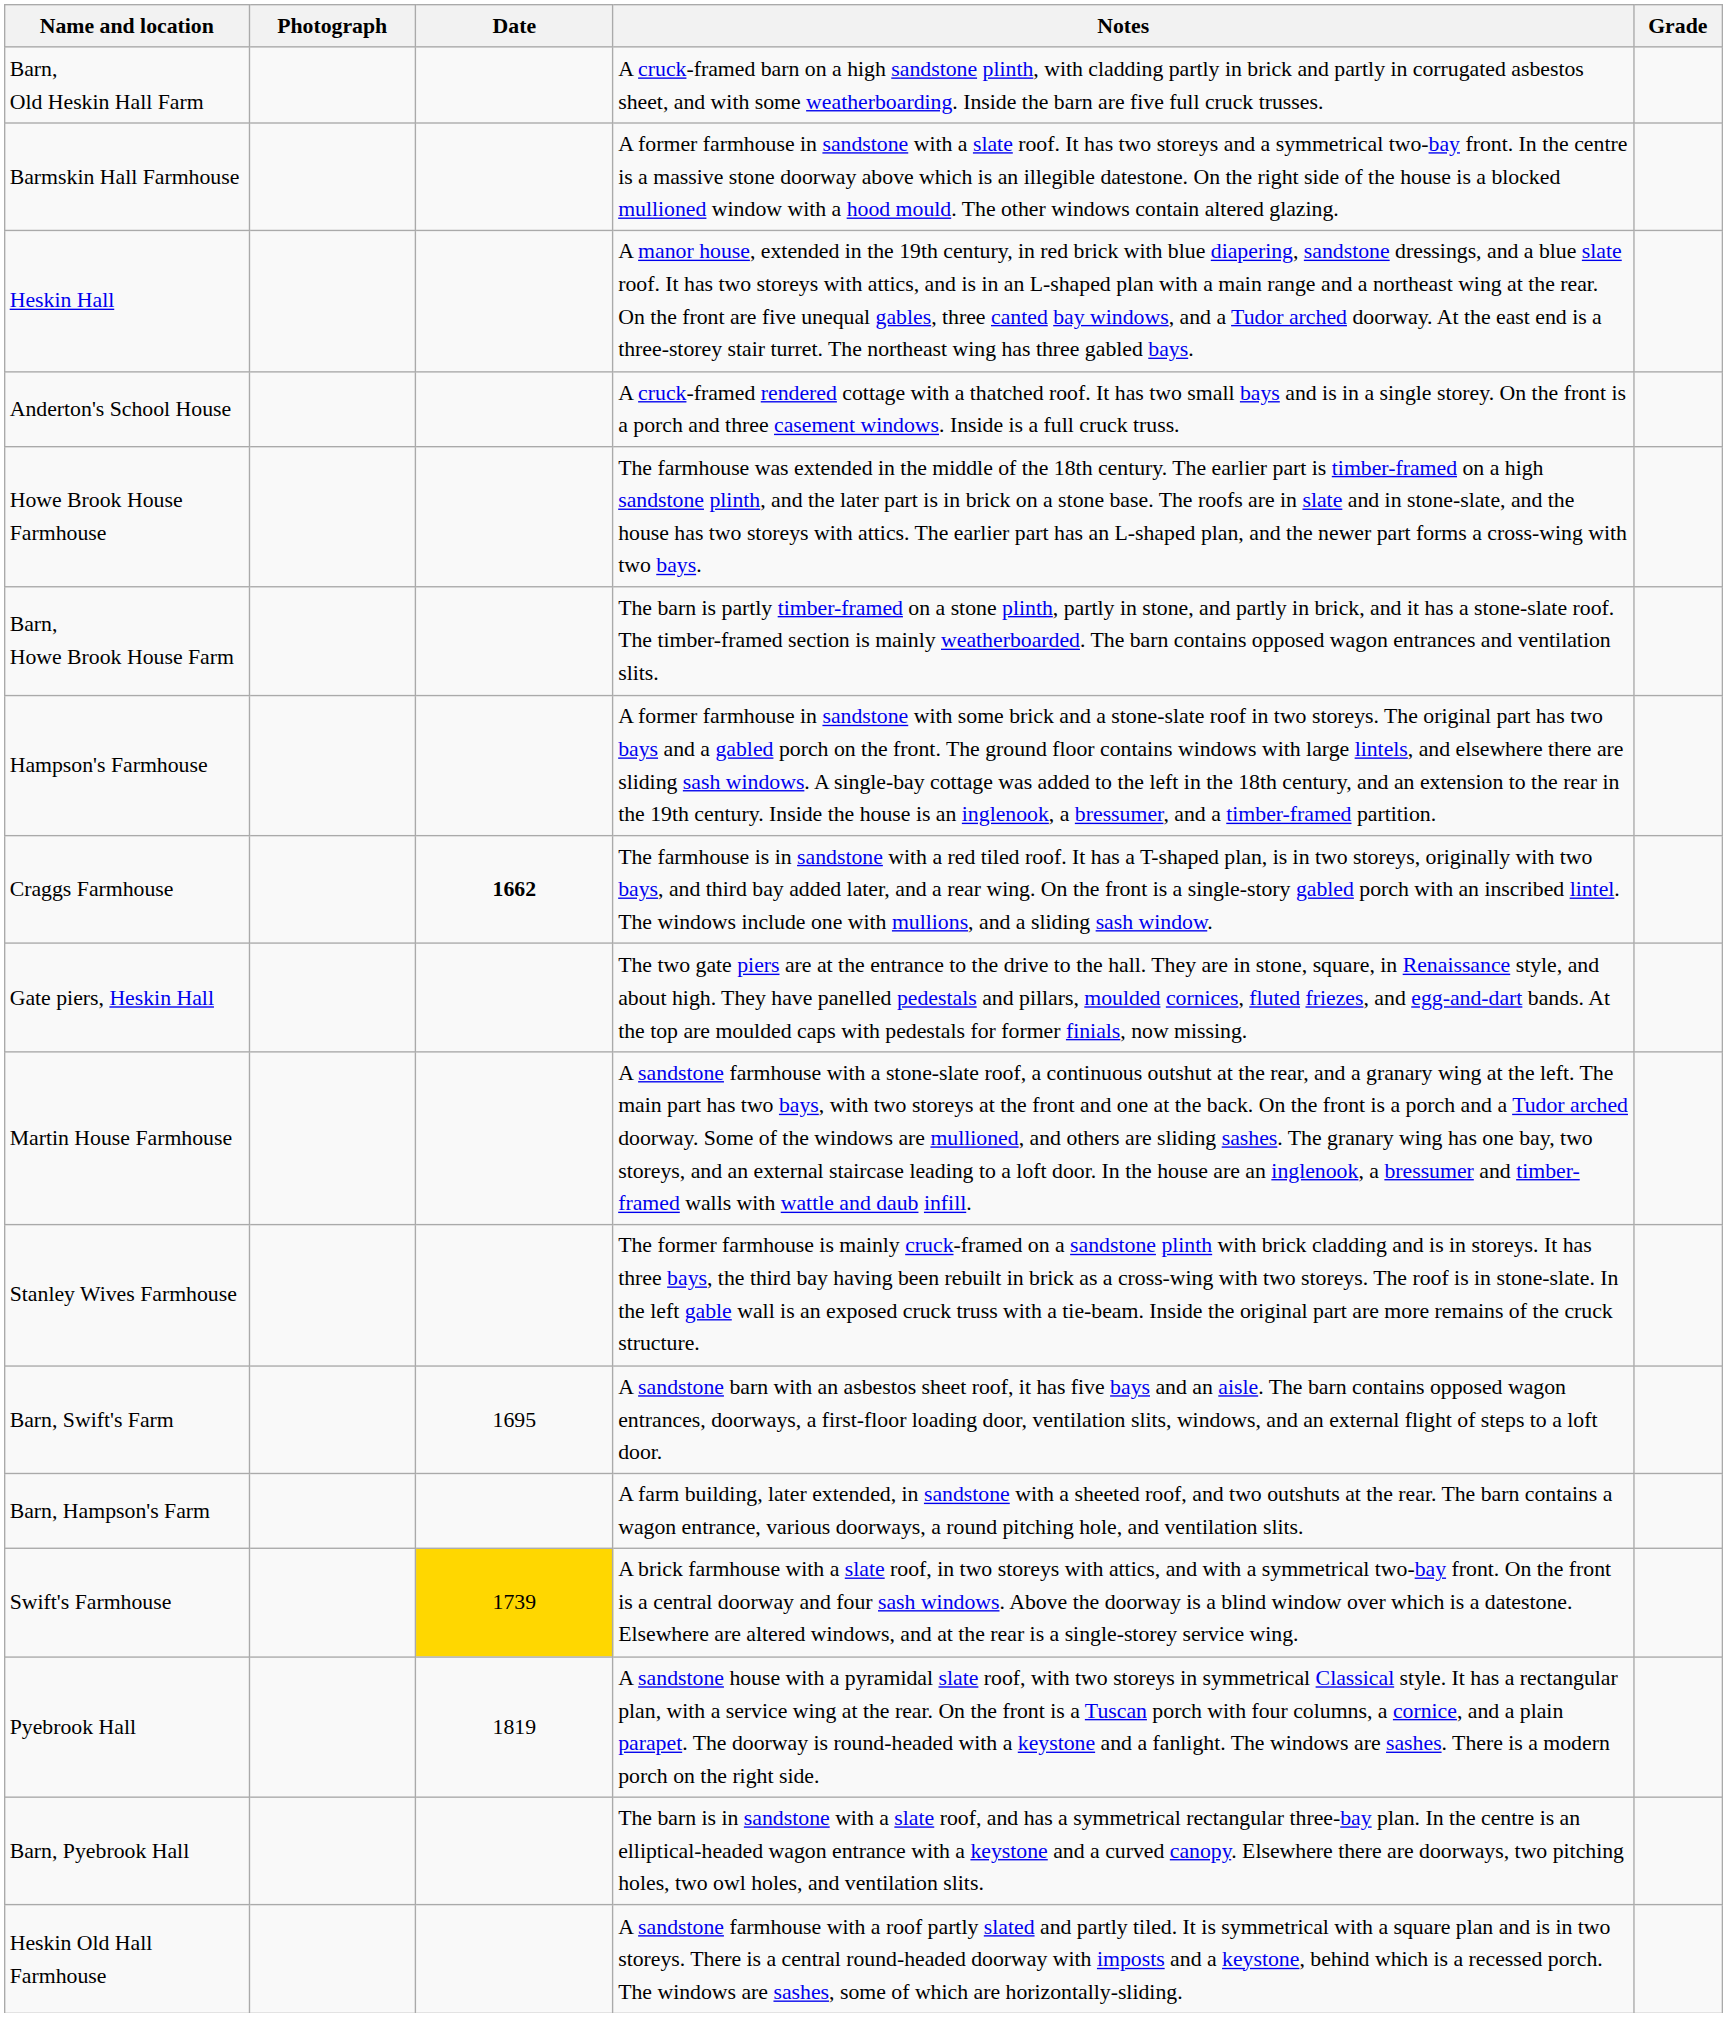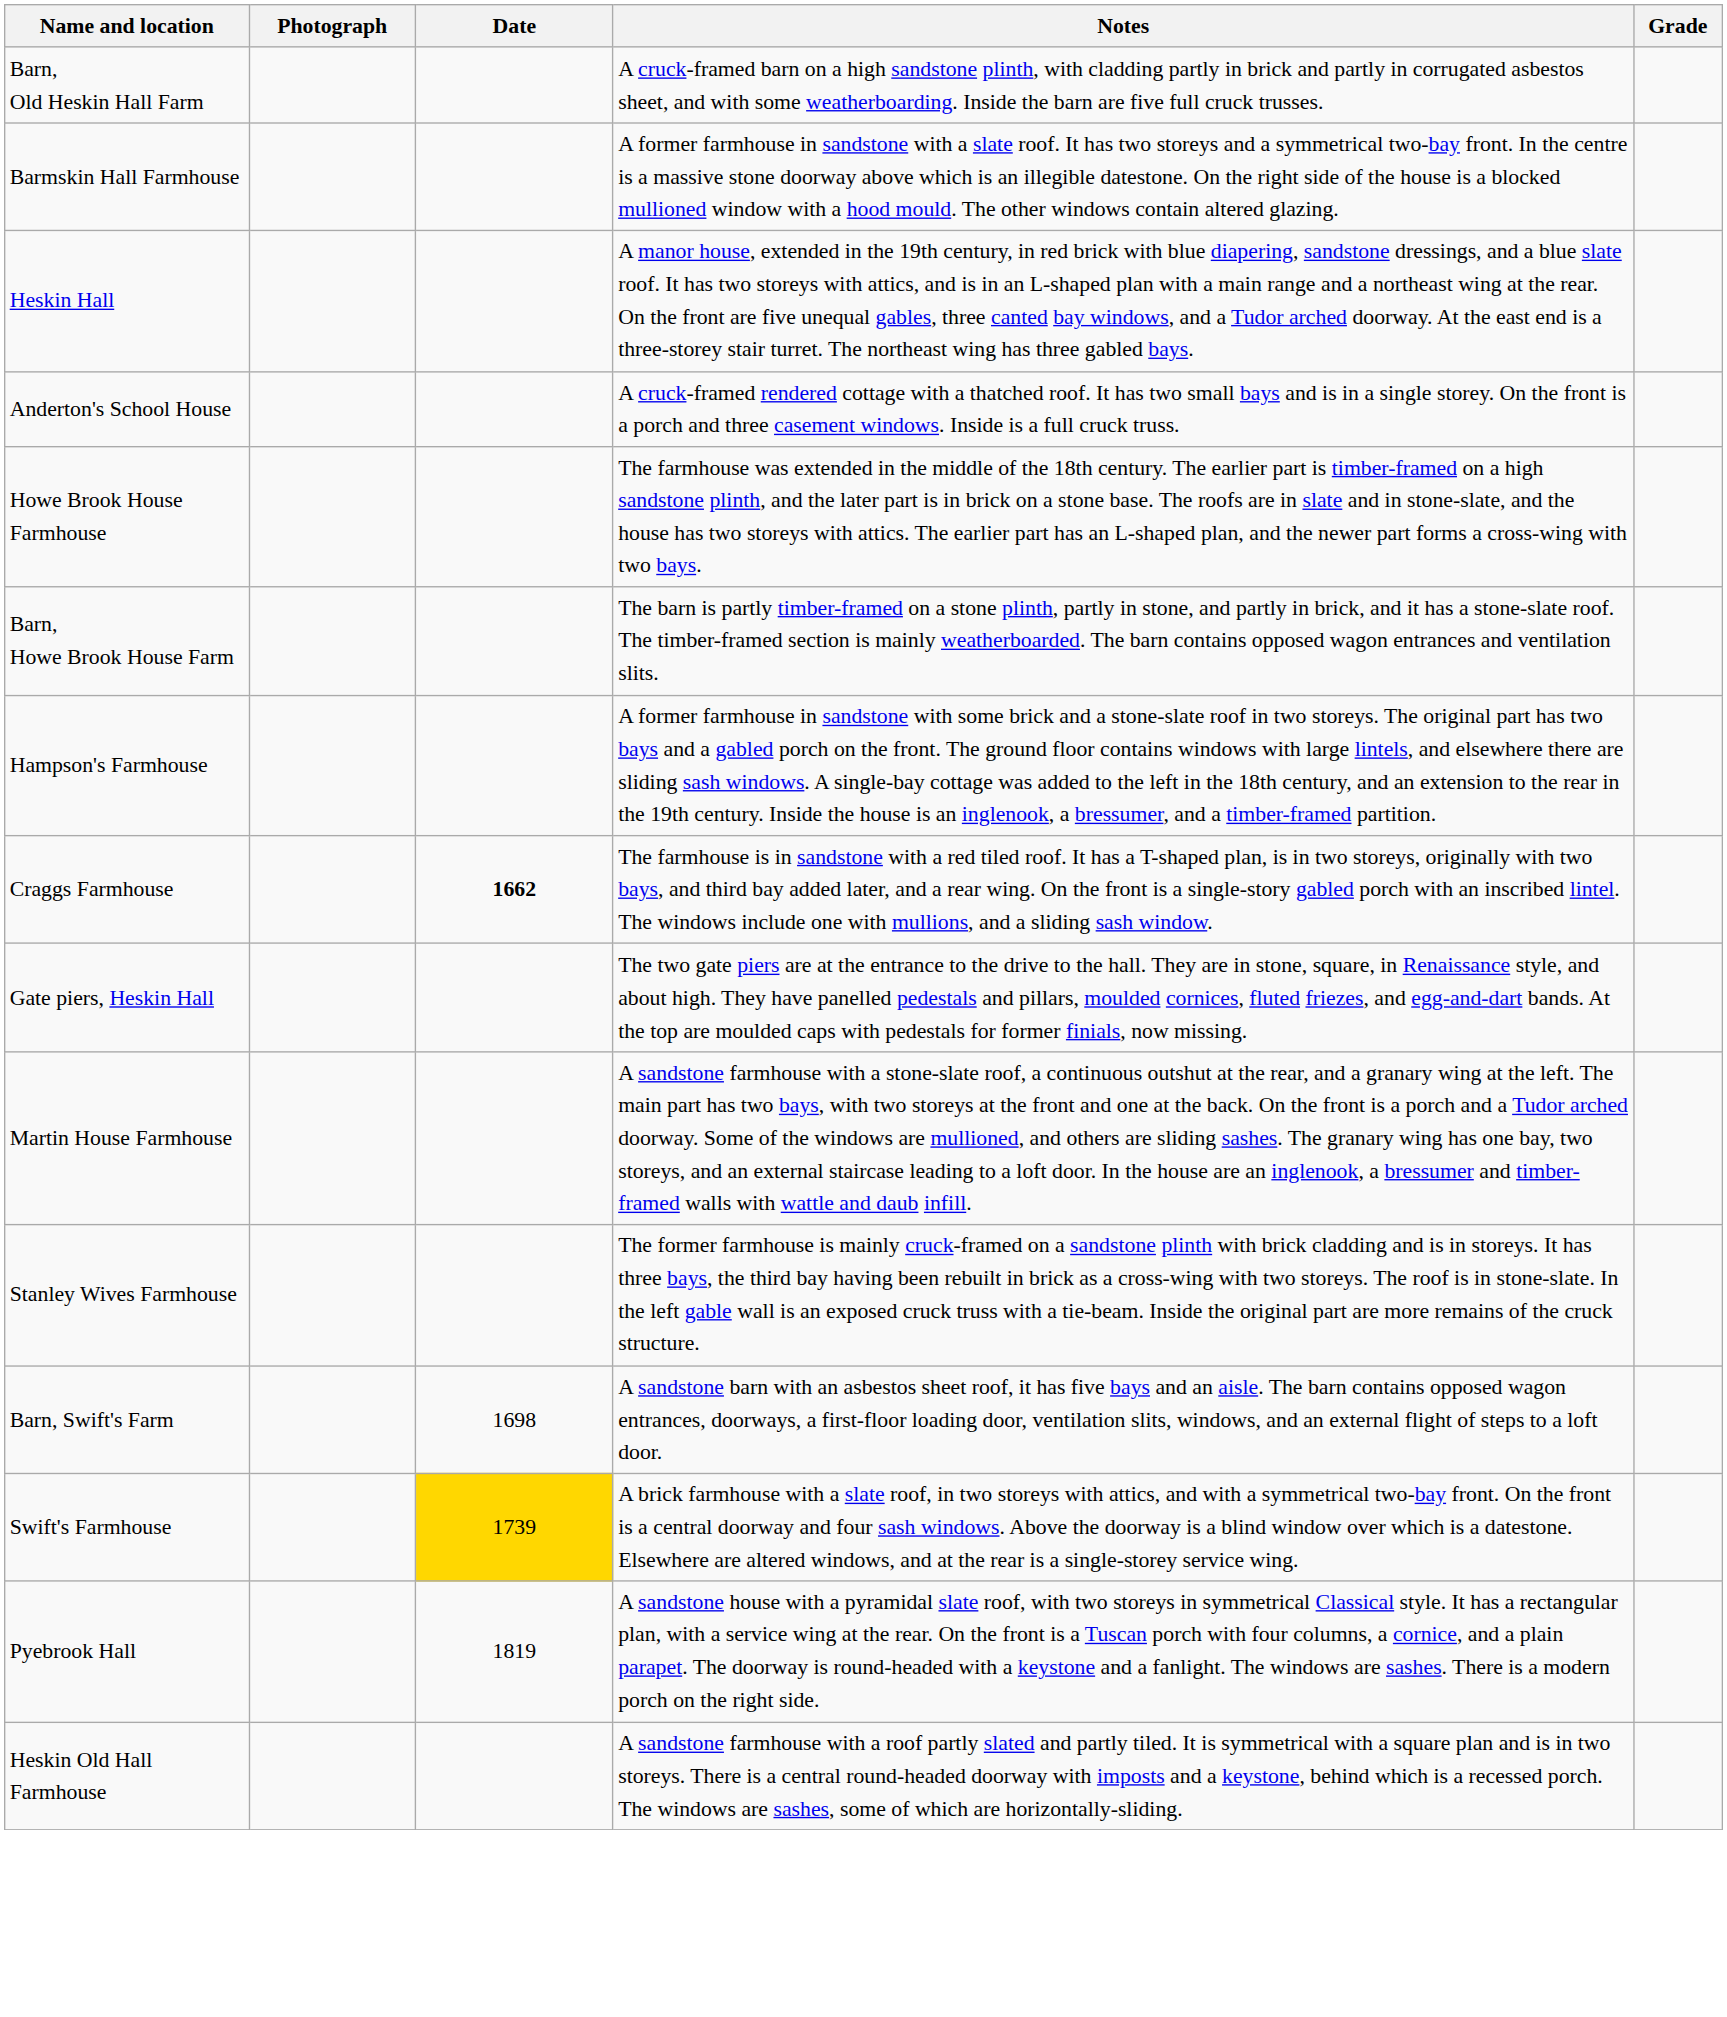(514, 1419) 1695 -> (514, 1419) 1698
- row: (110, 1510)
- row: (99, 1850)
